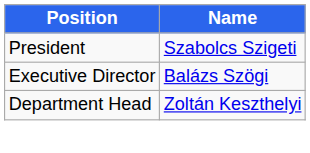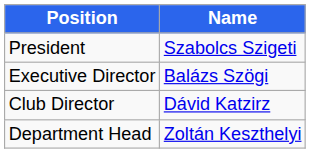+ row: (61, 104)
